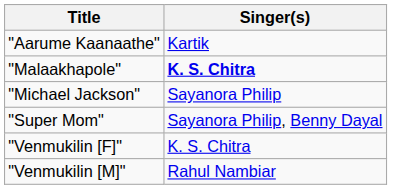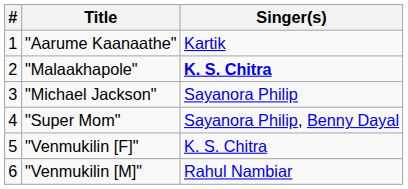+ column: (13, 18)
